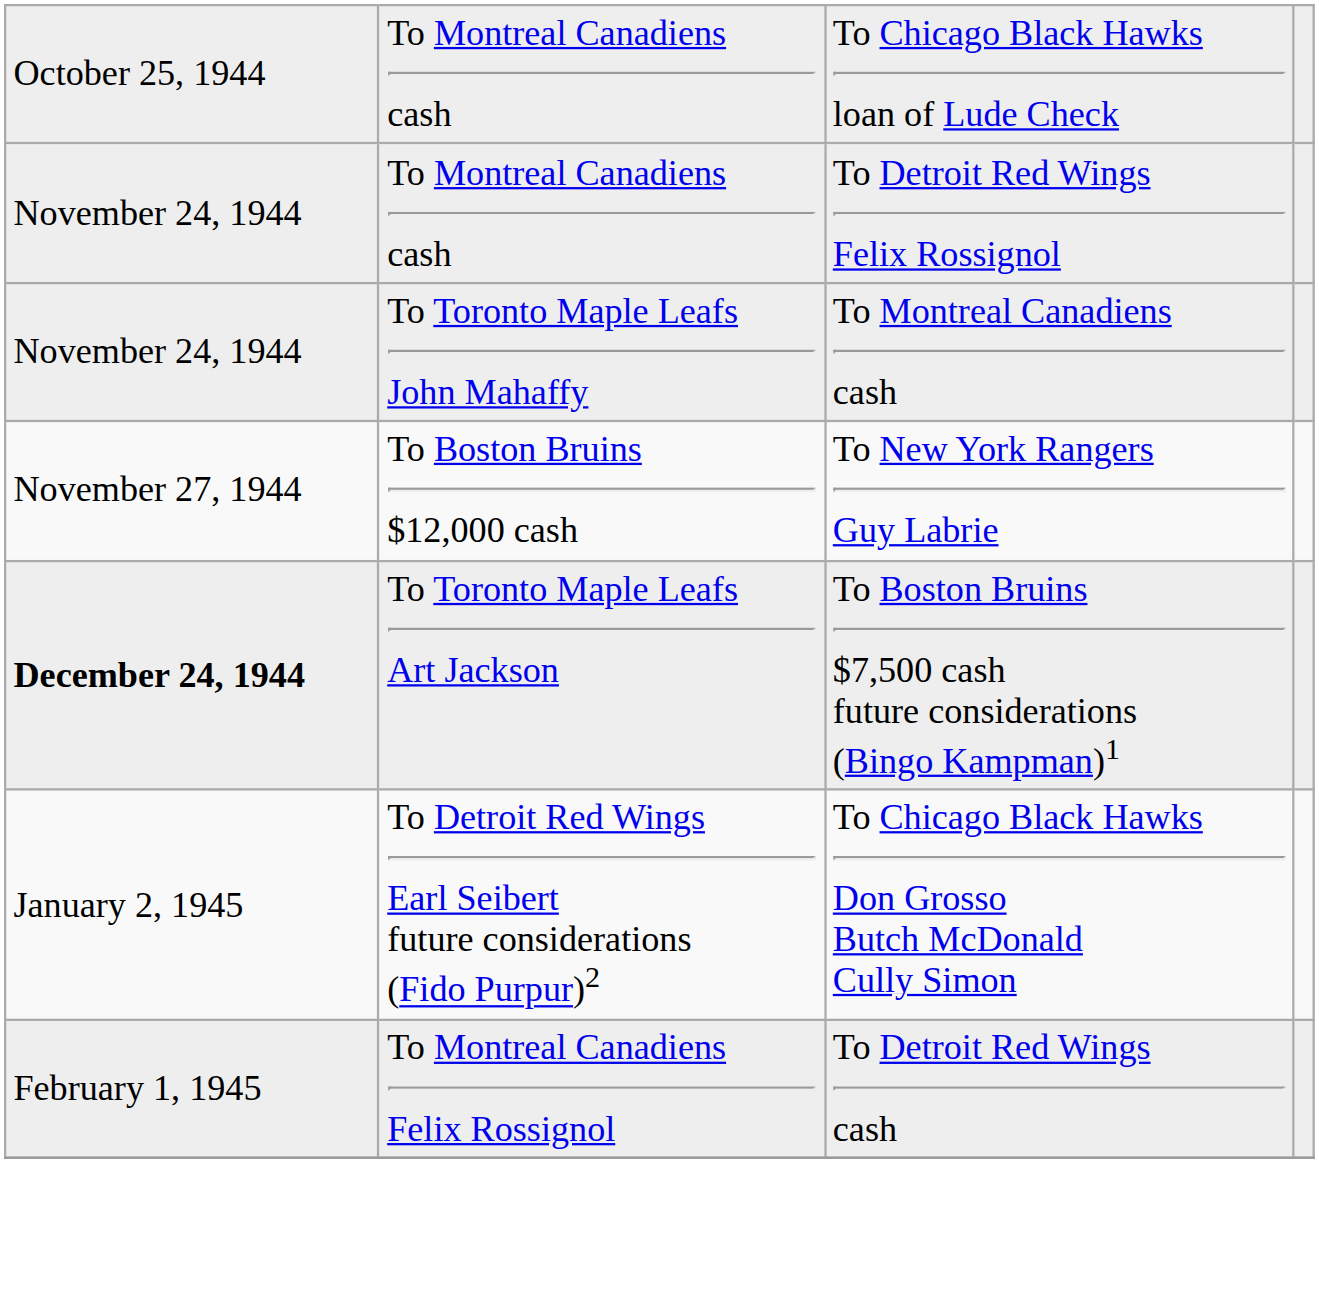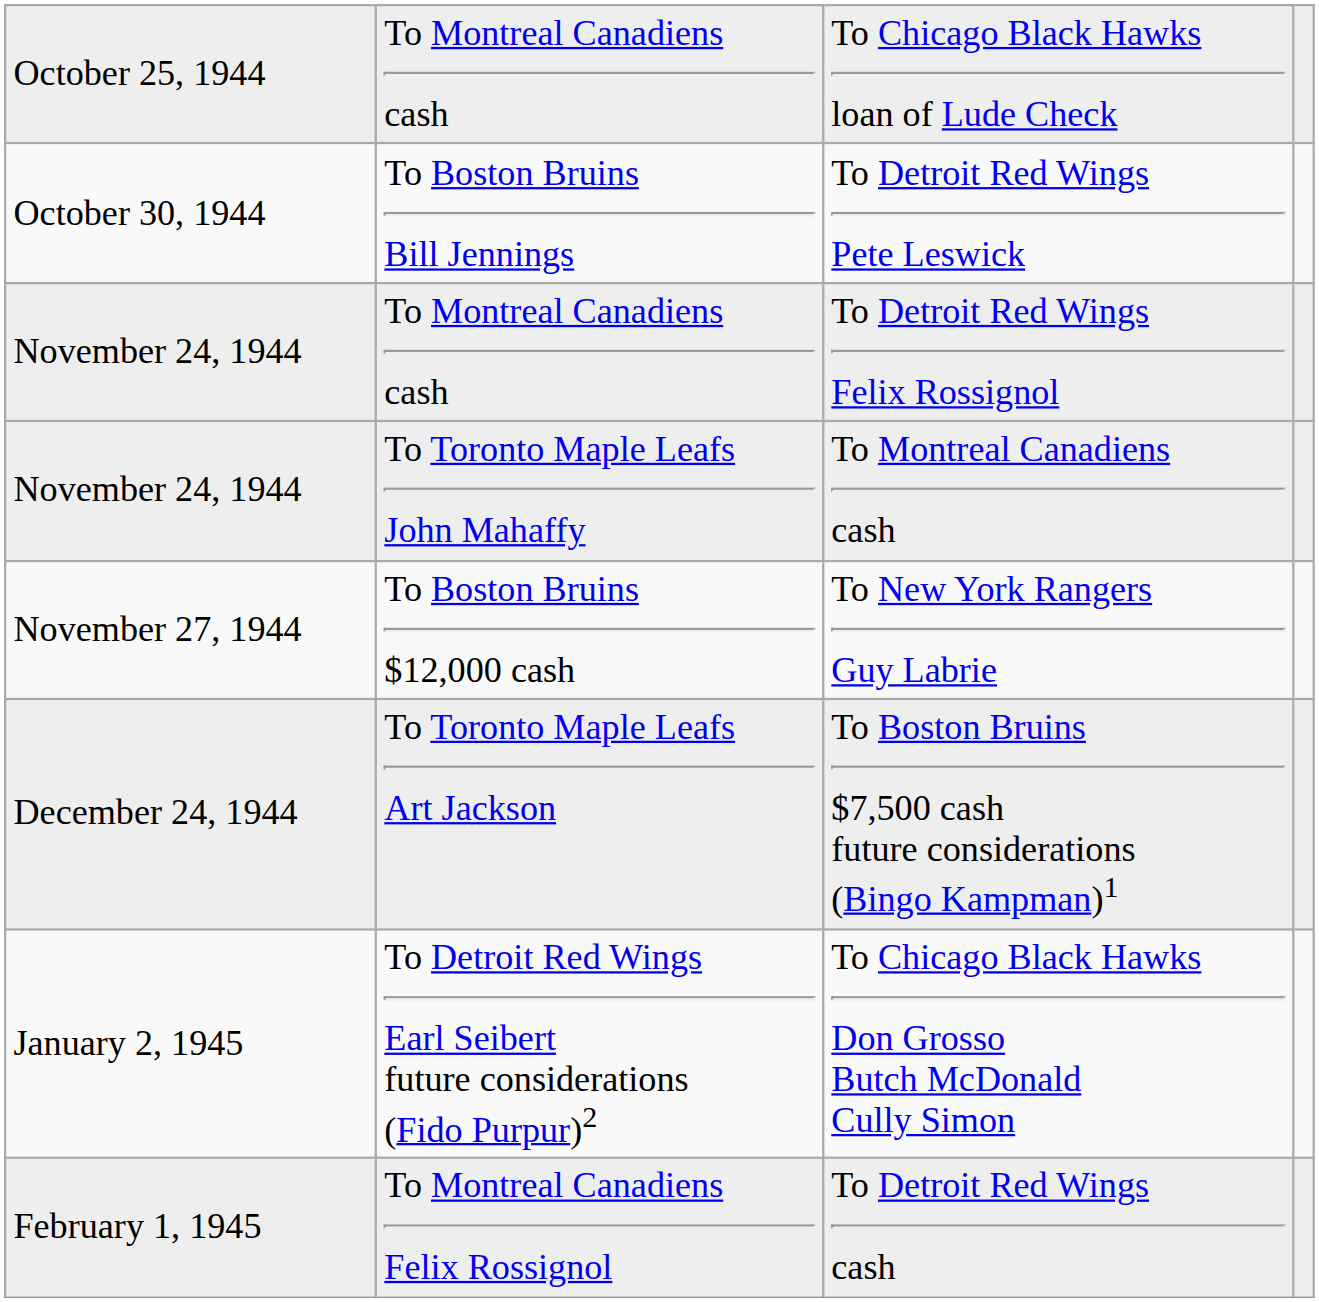+ row: (599, 212)
(159, 674) bold -> (156, 812) normal
